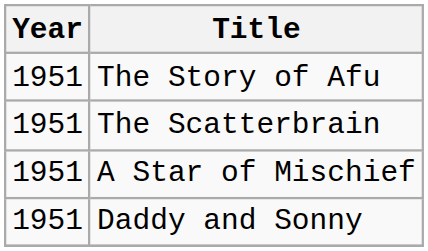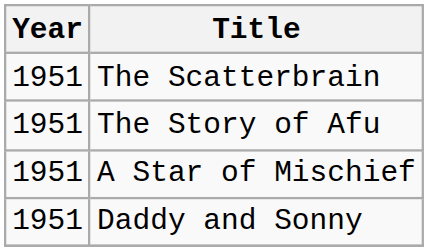rows swapped: (239, 125) <-> (239, 77)
